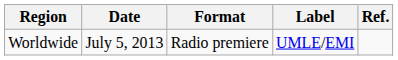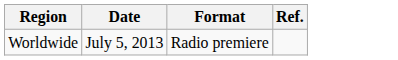- column: (315, 17)
